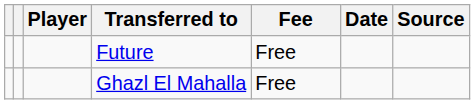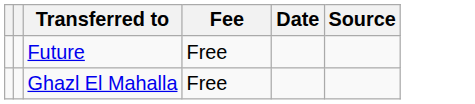- column: (57, 20)
